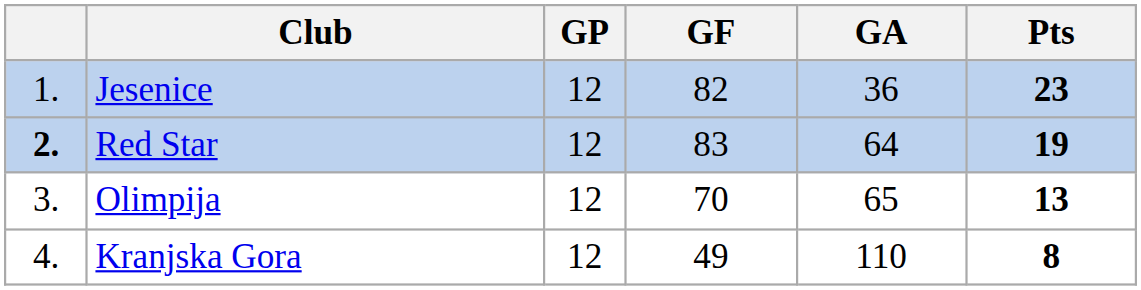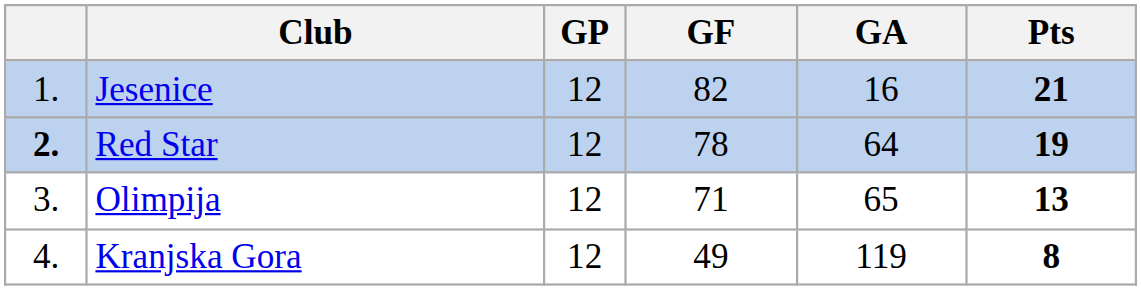(881, 88) 36 -> (881, 88) 16
(1051, 88) 23 -> (1051, 88) 21
(711, 144) 83 -> (711, 144) 78
(711, 199) 70 -> (711, 199) 71
(881, 255) 110 -> (881, 255) 119
